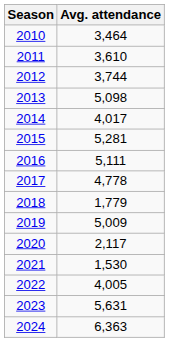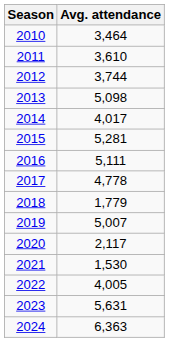(111, 222) 5,009 -> (111, 222) 5,007
